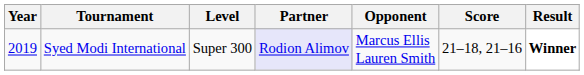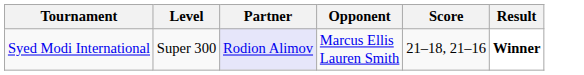- column: (22, 16)
